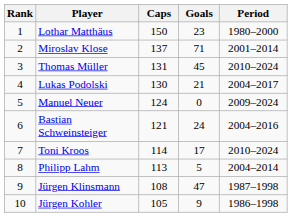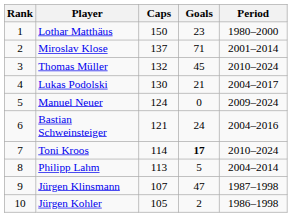(159, 66) 131 -> (159, 66) 132
(199, 150) normal -> (199, 150) bold
(159, 185) 108 -> (159, 185) 107
(199, 203) 9 -> (199, 203) 2
